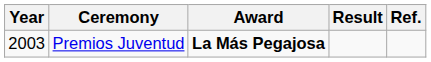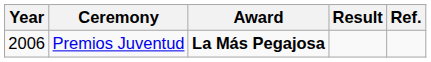(27, 43) 2003 -> (27, 43) 2006
